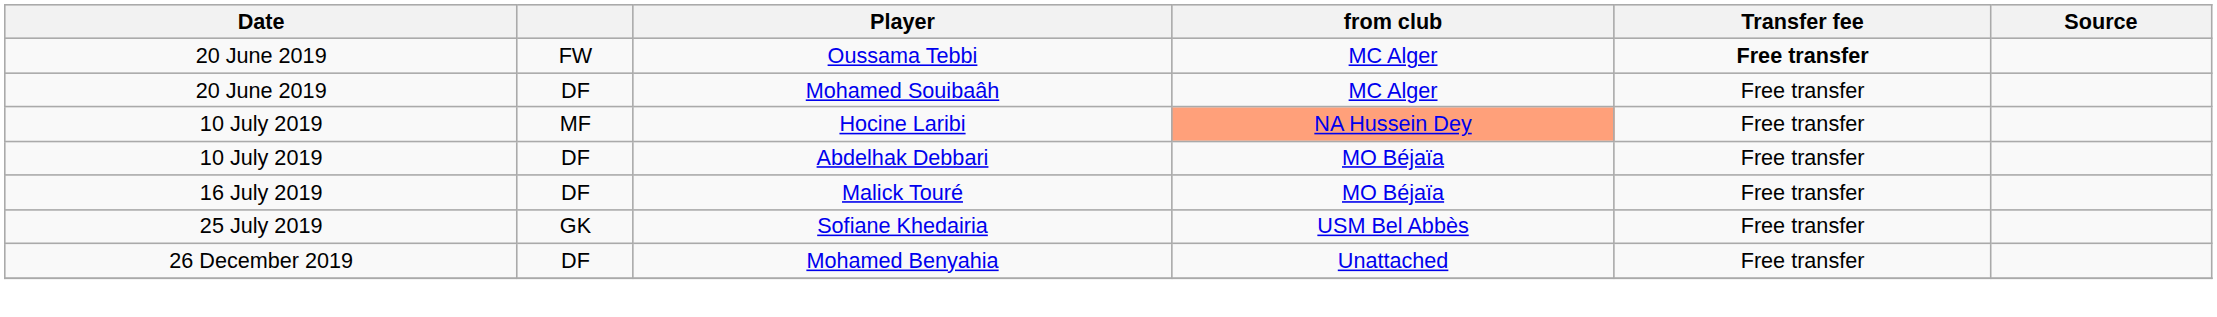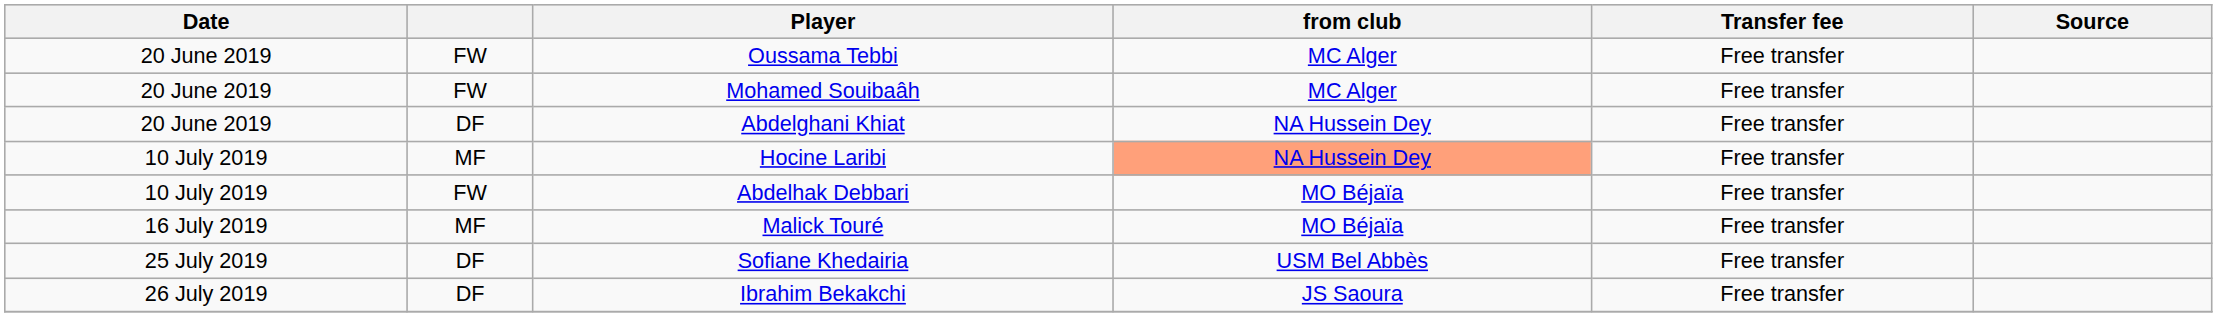(1803, 56) bold -> (1782, 56) normal
(575, 90) DF -> (470, 90) FW
+ row: (823, 124)
(575, 158) DF -> (470, 192) FW
(575, 192) DF -> (470, 226) MF
(575, 226) GK -> (470, 260) DF
+ row: (823, 294)
- row: (903, 260)
